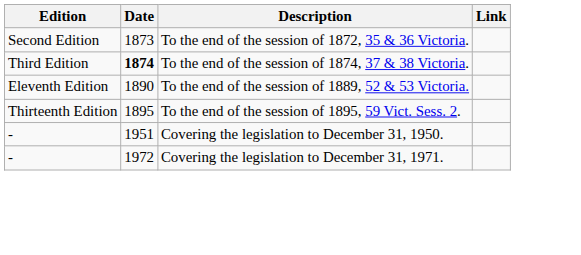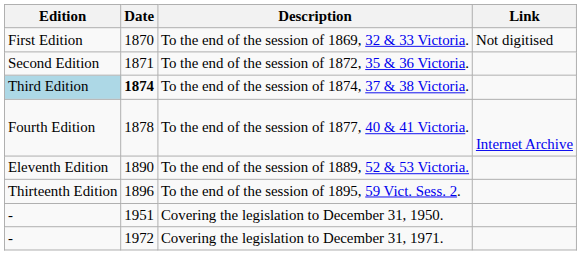+ row: (315, 39)
(139, 39) 1873 -> (139, 63) 1871
(48, 63) no background -> (48, 87) lightblue background
+ row: (315, 127)
(139, 110) 1895 -> (139, 191) 1896
